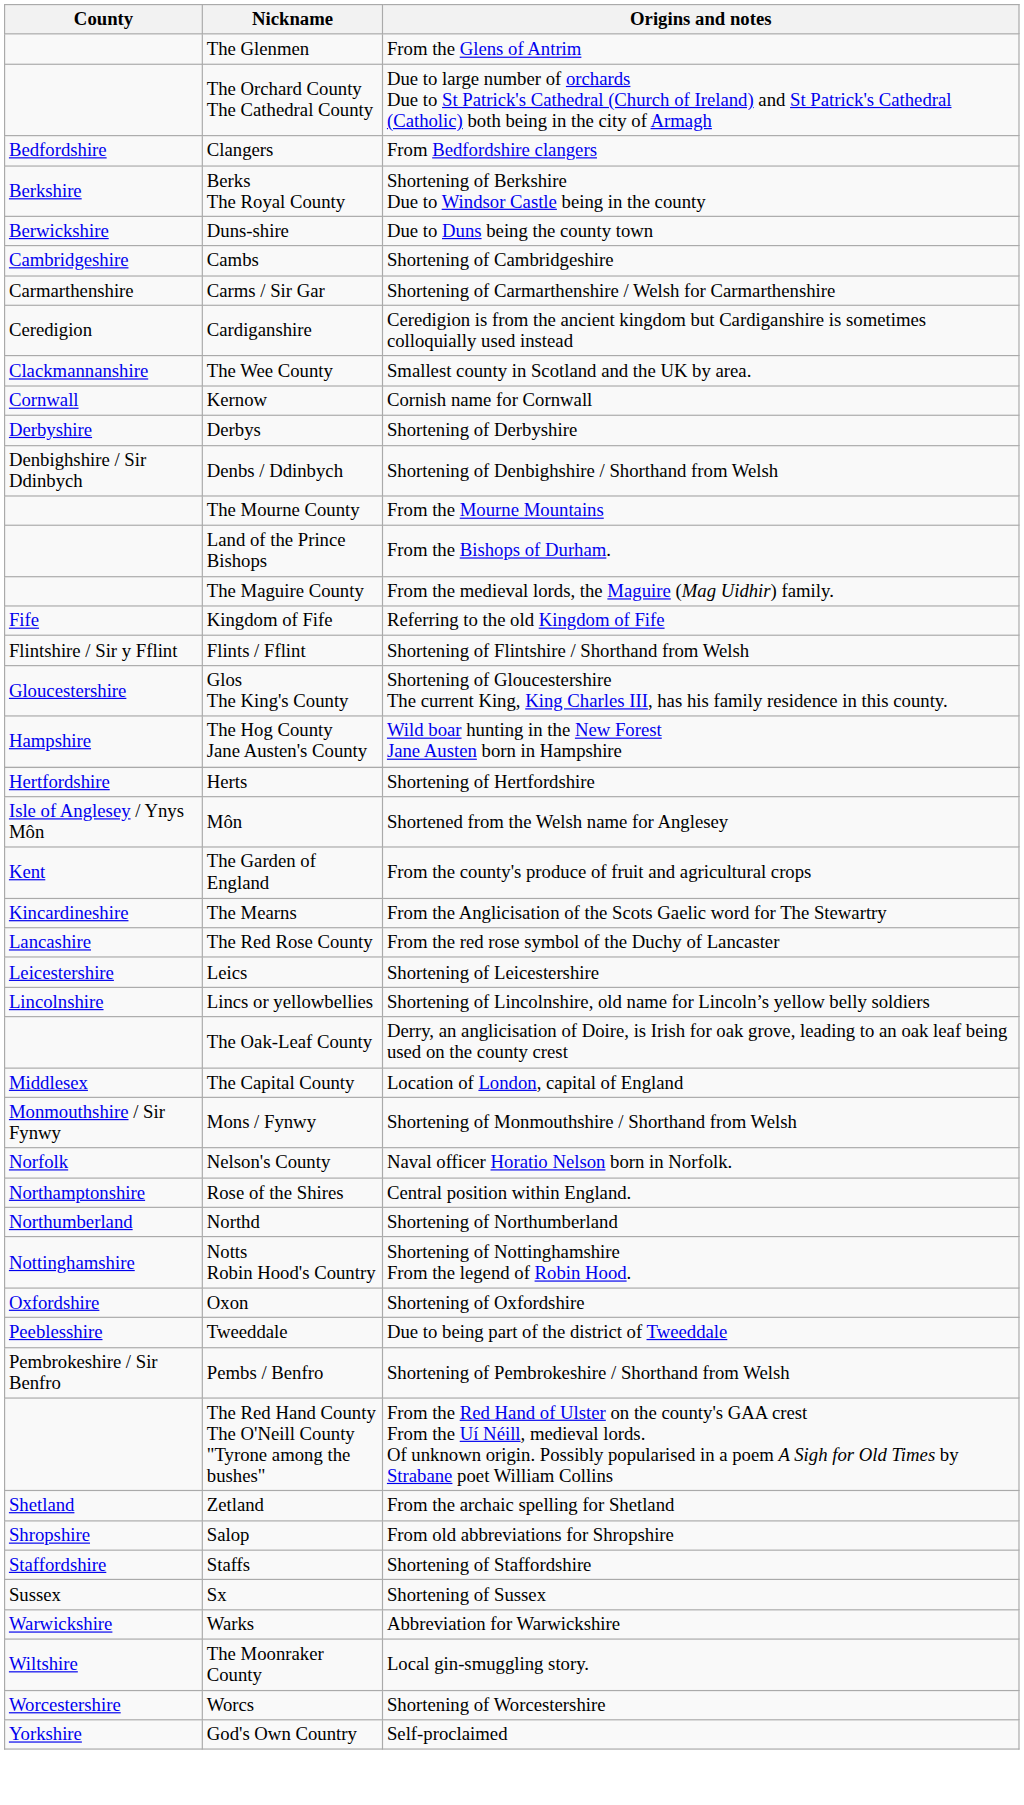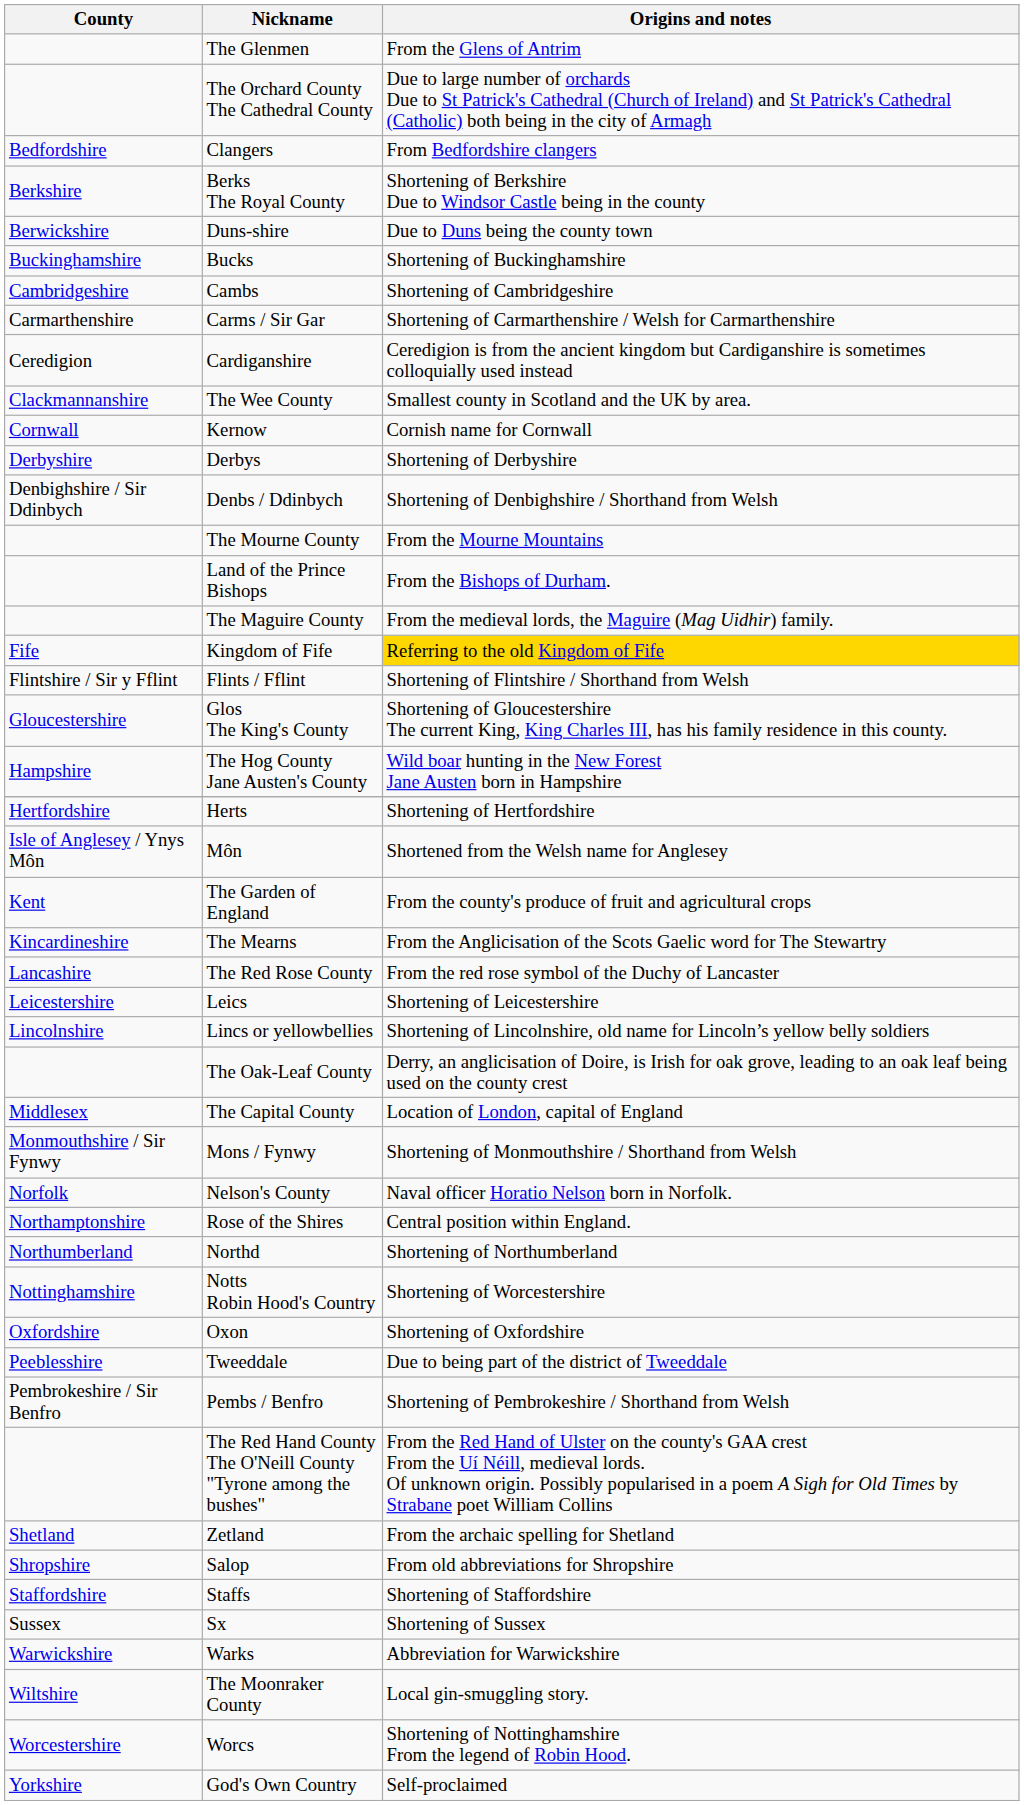+ row: (230, 260)
(526, 620) no background -> (525, 650) gold background
(509, 1262) Shortening of Nottinghamshire From the legend of Robin Hood. -> (496, 1292) Shortening of Worcestershire
(496, 1704) Shortening of Worcestershire -> (509, 1744) Shortening of Nottinghamshire From the legend of Robin Hood.
